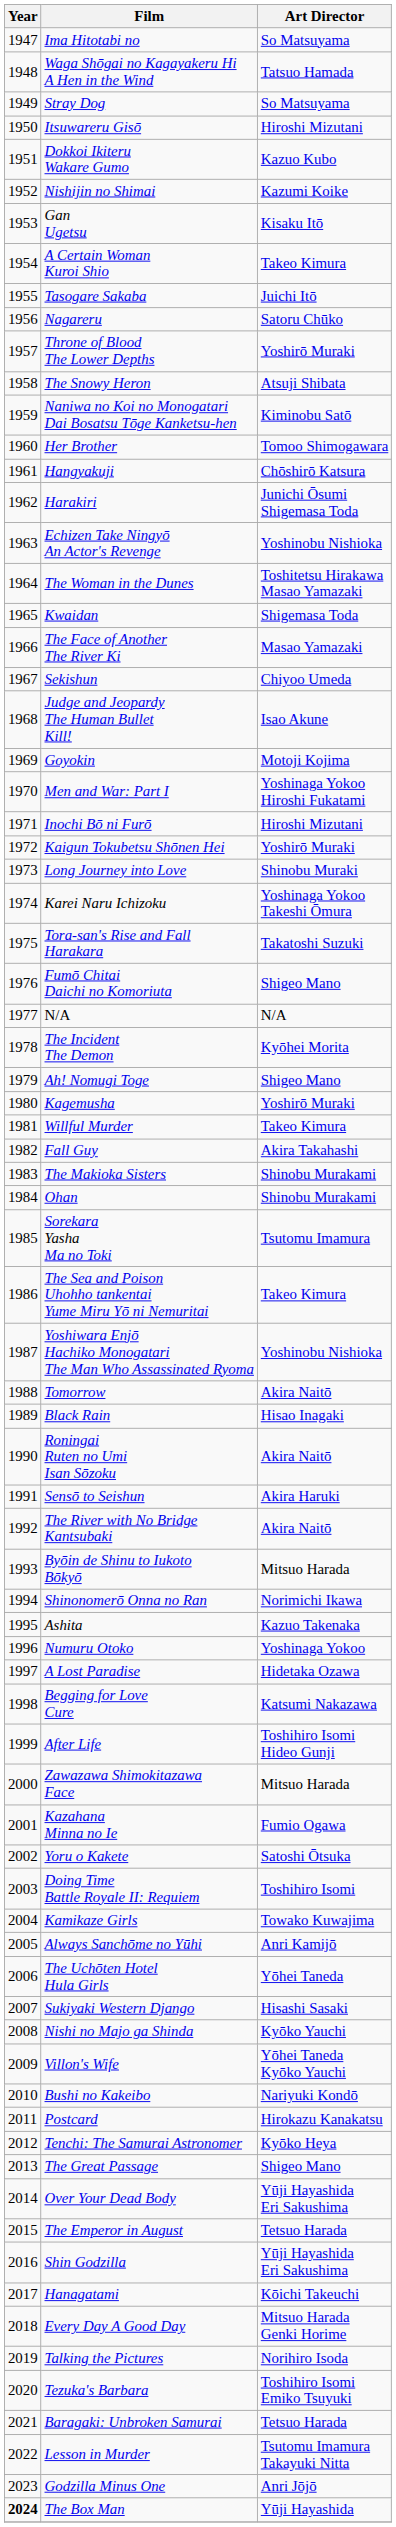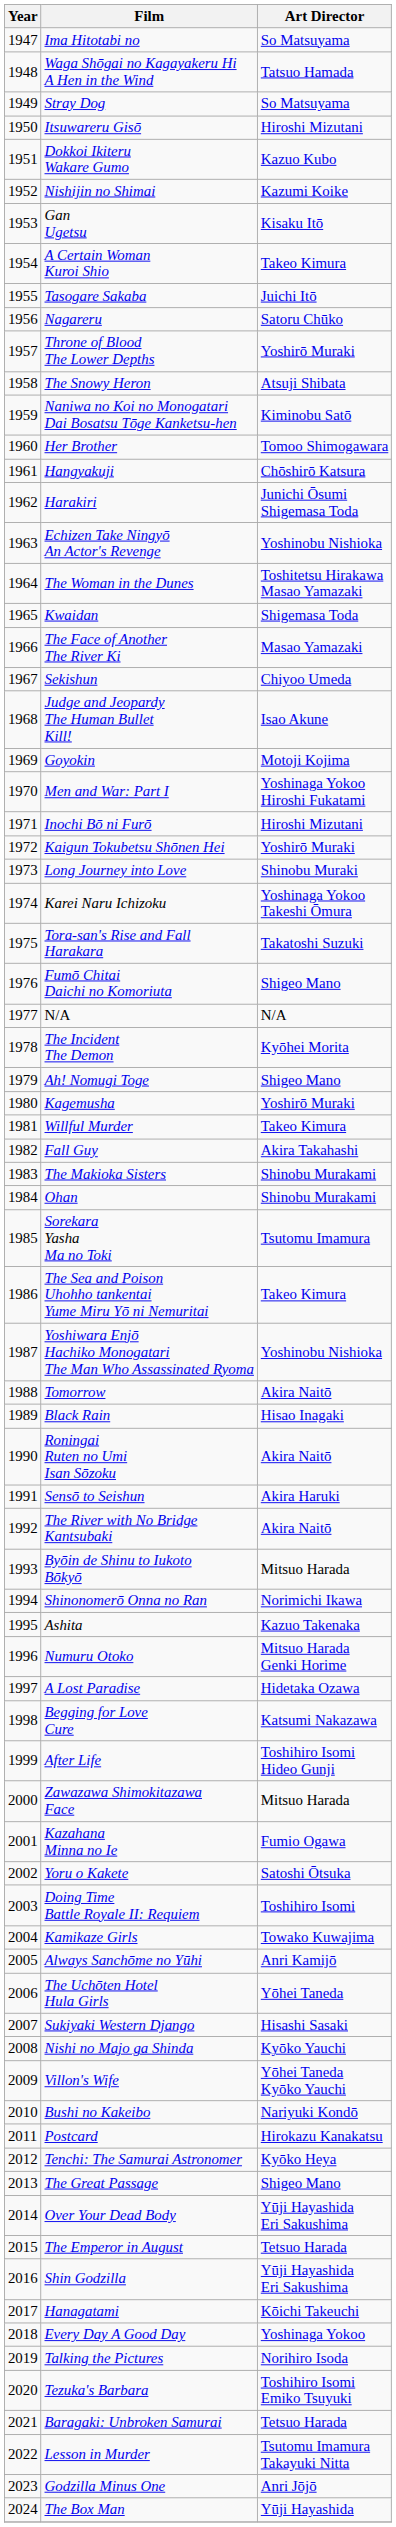(313, 1648) Yoshinaga Yokoo -> (305, 1656) Mitsuo Harada Genki Horime
(305, 2326) Mitsuo Harada Genki Horime -> (313, 2334) Yoshinaga Yokoo
(23, 2509) bold -> (23, 2509) normal
